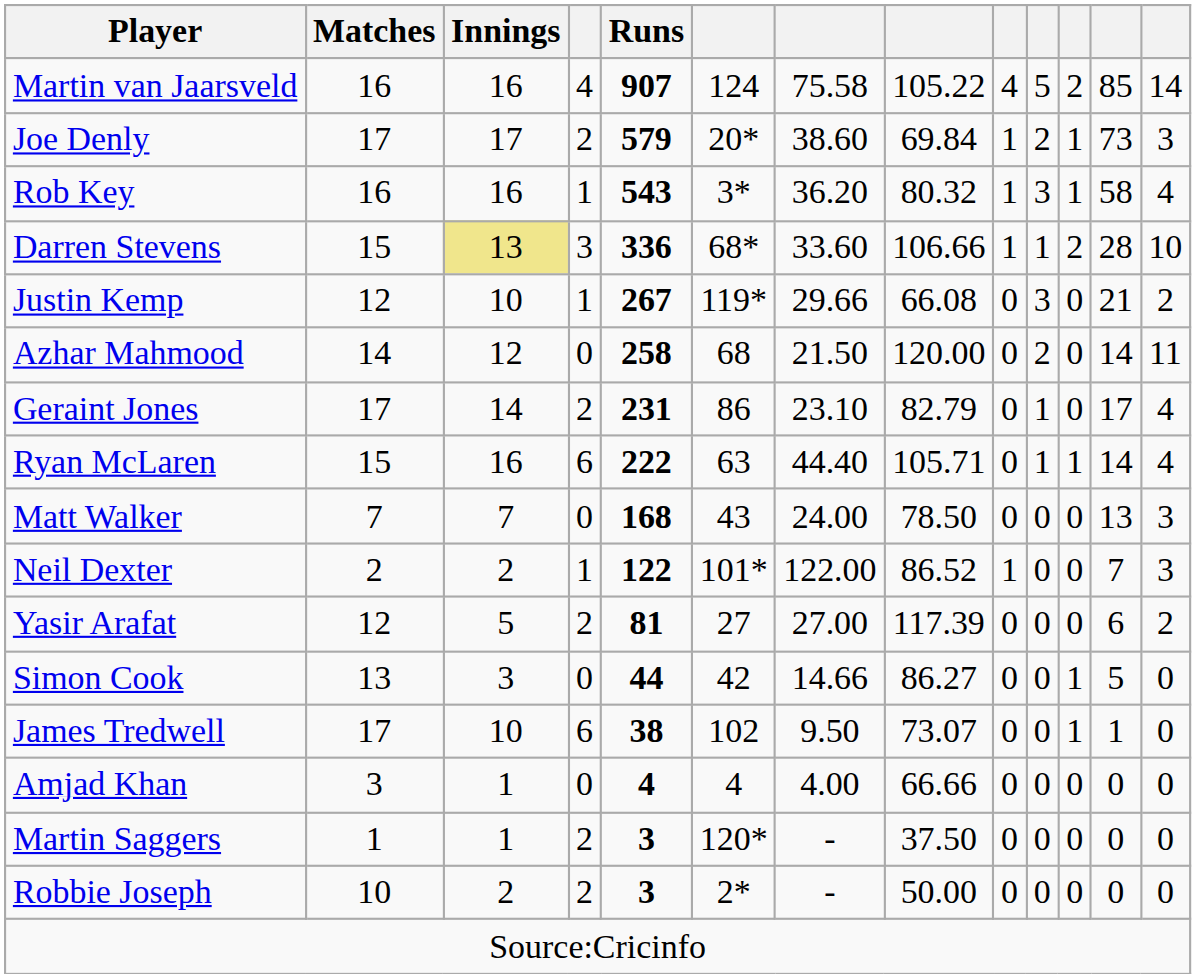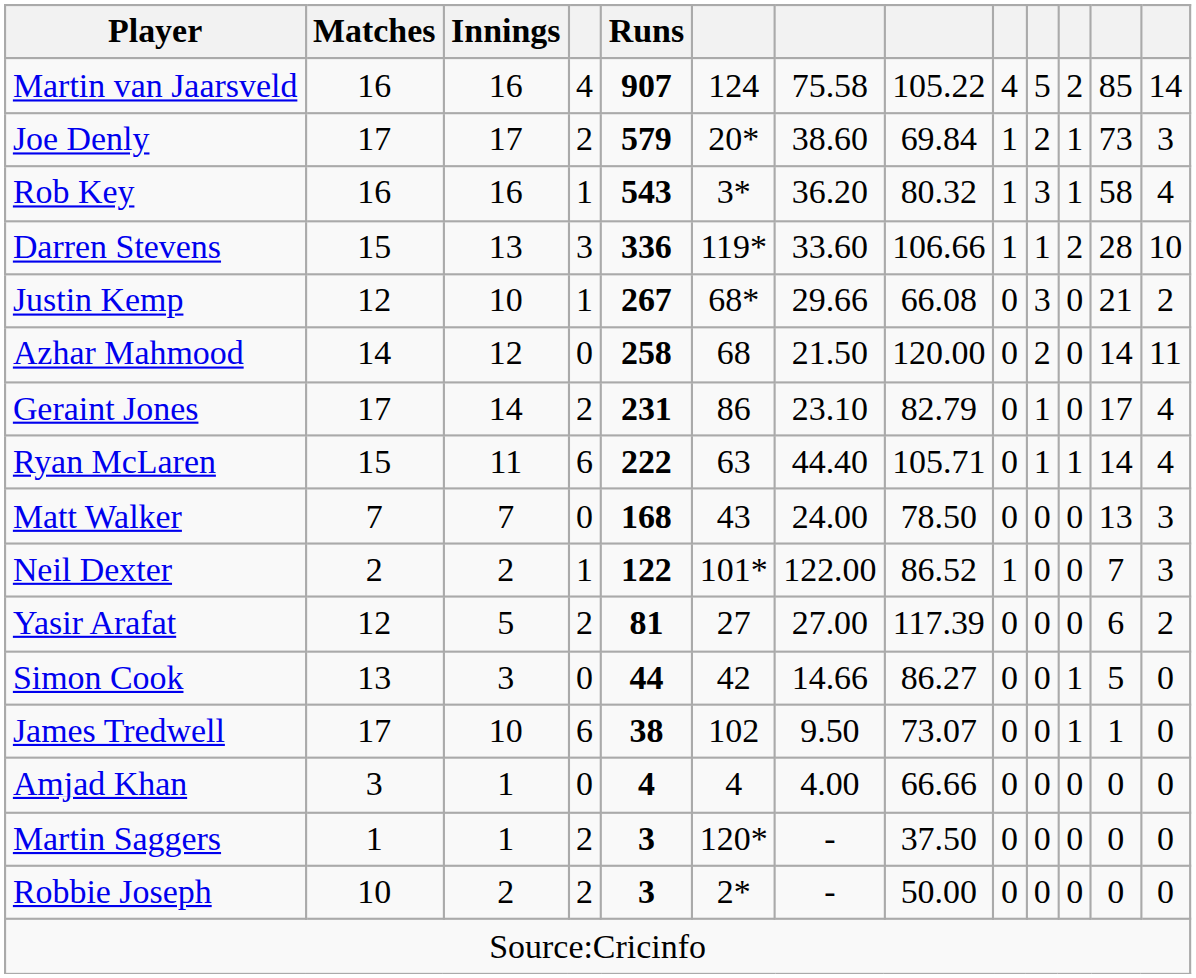(506, 246) khaki background -> (506, 246) no background
(734, 246) 68* -> (734, 246) 119*
(734, 300) 119* -> (734, 300) 68*
(506, 461) 16 -> (506, 461) 11
